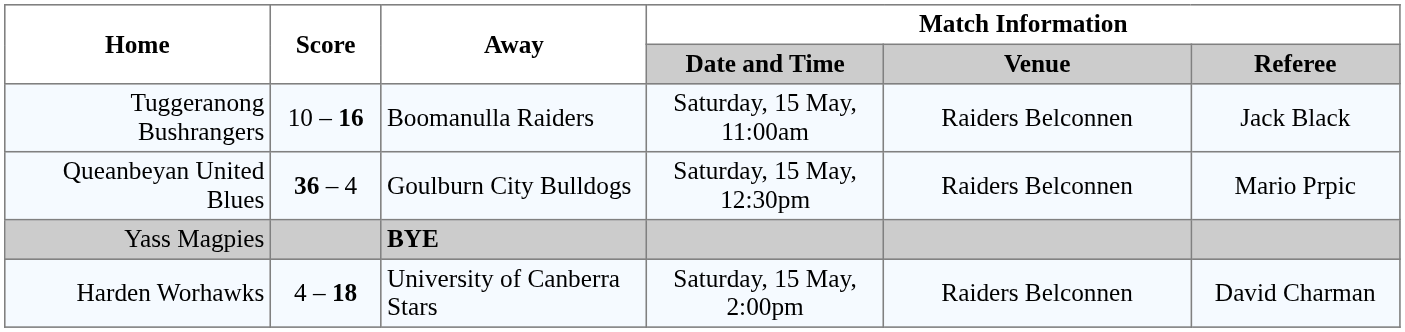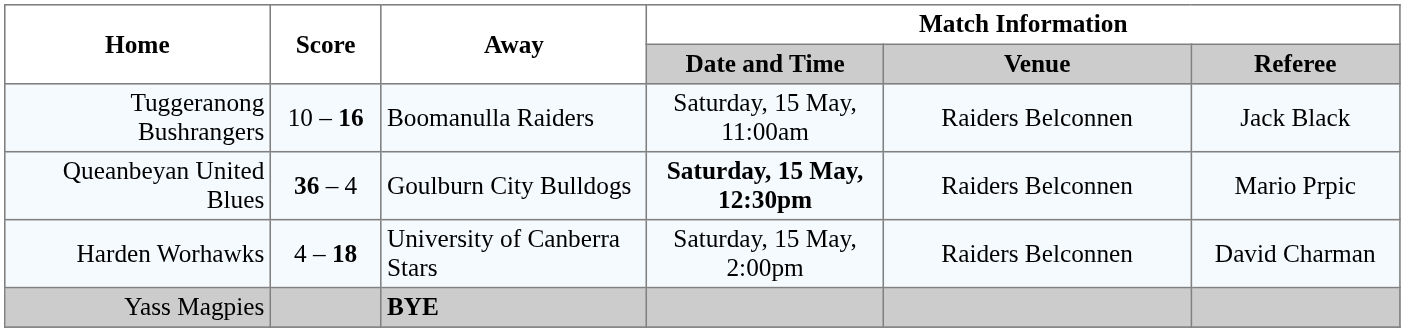(765, 185) normal -> (765, 185) bold
rows swapped: (170, 292) <-> (194, 239)
